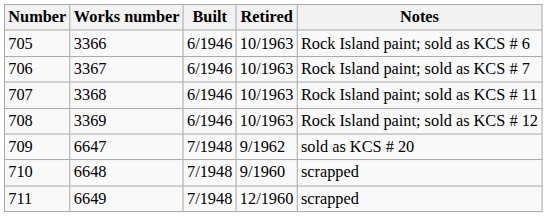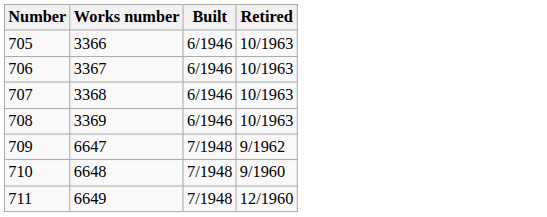- column: (419, 17)
